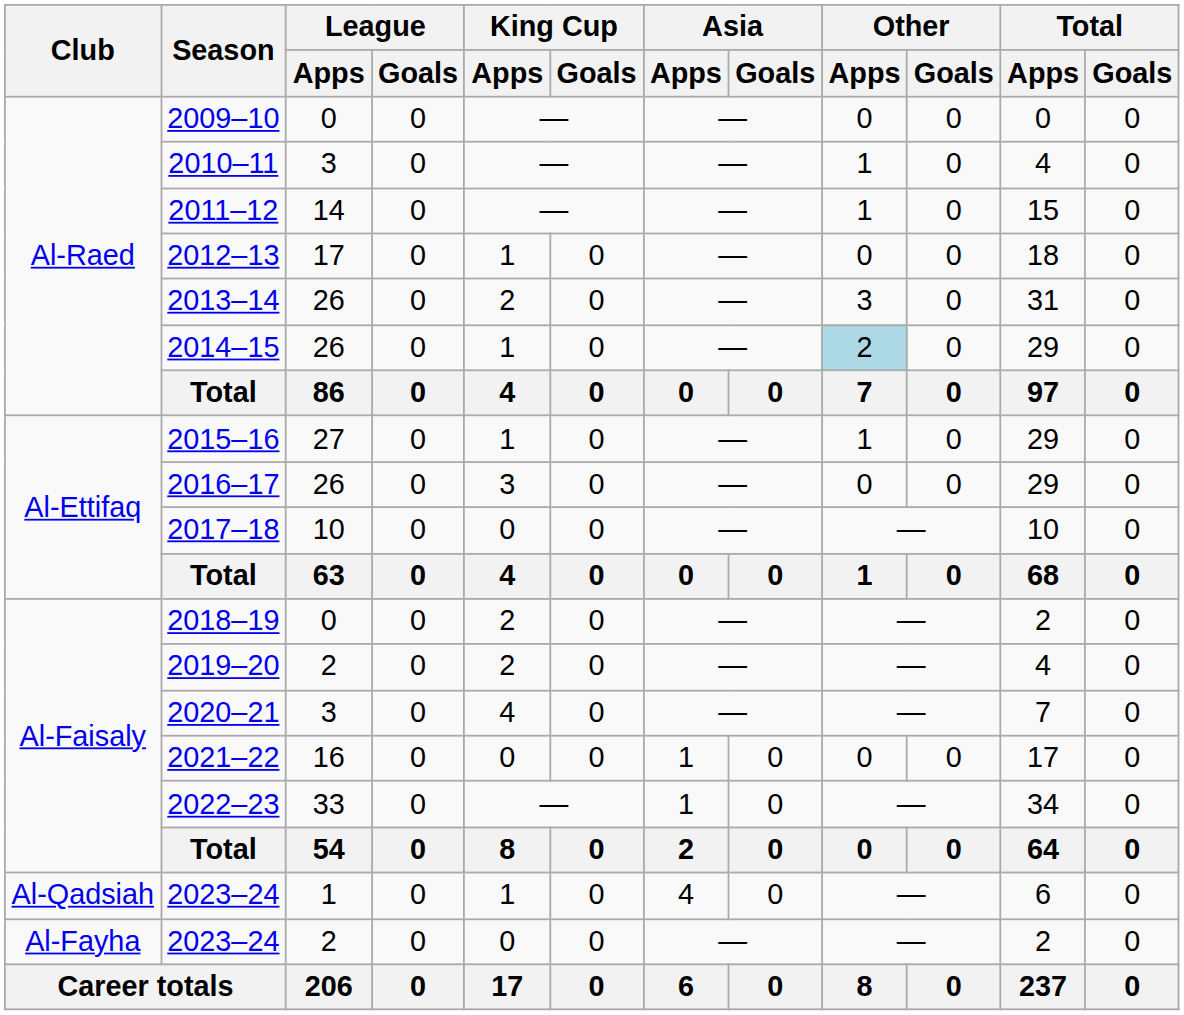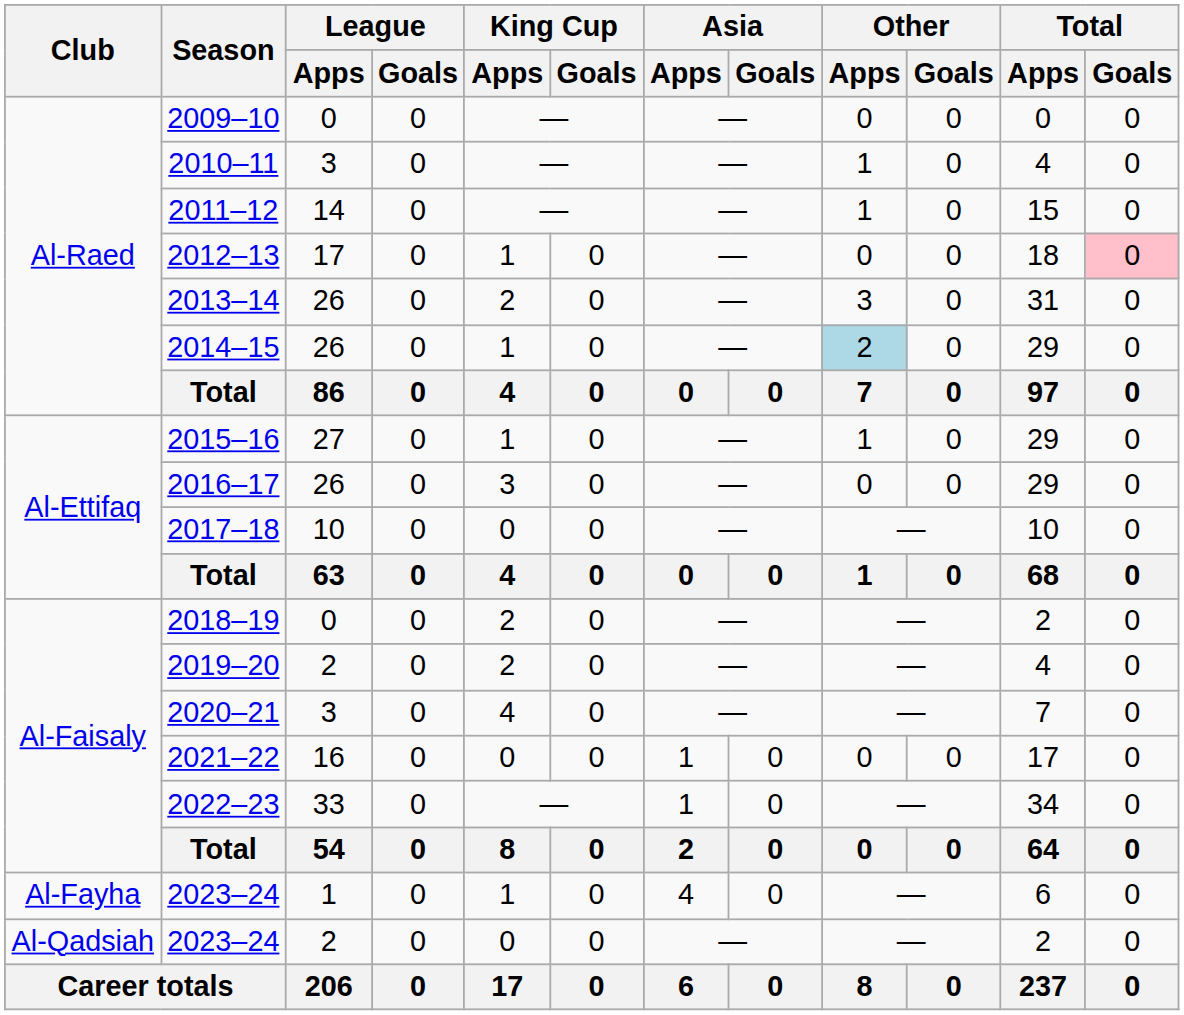(1132, 255) no background -> (1132, 255) pink background
(83, 895) Al-Qadsiah -> (83, 895) Al-Fayha
(83, 940) Al-Fayha -> (83, 940) Al-Qadsiah
